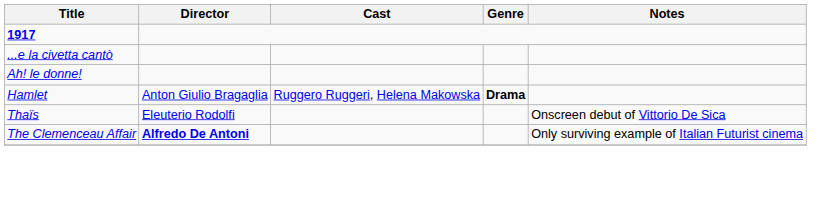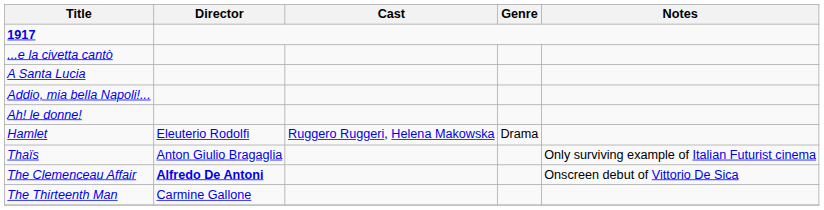+ row: (46, 74)
+ row: (79, 94)
(205, 94) Anton Giulio Bragaglia -> (203, 134) Eleuterio Rodolfi
(506, 94) bold -> (519, 134) normal
(188, 114) Eleuterio Rodolfi -> (219, 154) Anton Giulio Bragaglia
(628, 114) Onscreen debut of Vittorio De Sica -> (680, 154) Only surviving example of Italian Futurist cinema
(667, 134) Only surviving example of Italian Futurist cinema -> (641, 174) Onscreen debut of Vittorio De Sica
+ row: (62, 194)
